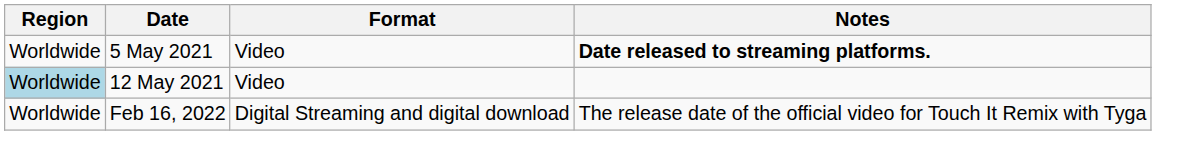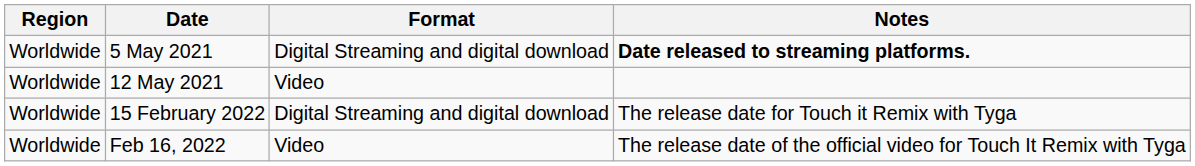(260, 51) Video -> (442, 51) Digital Streaming and digital download
(55, 82) lightblue background -> (55, 82) no background
+ row: (187, 113)
(402, 113) Digital Streaming and digital download -> (299, 144) Video
